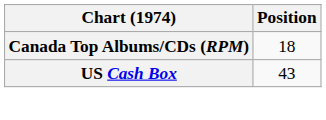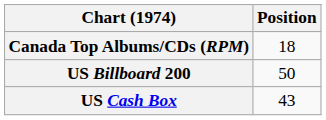+ row: (129, 73)
